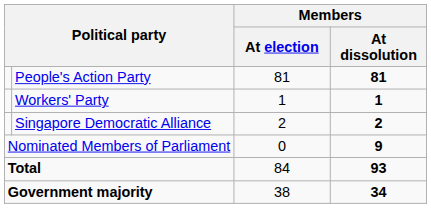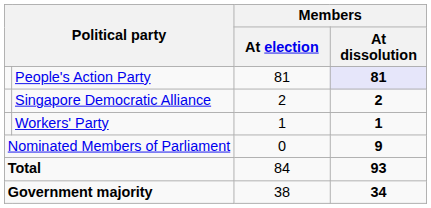(379, 77) no background -> (379, 77) lavender background
rows swapped: (113, 123) <-> (62, 100)
